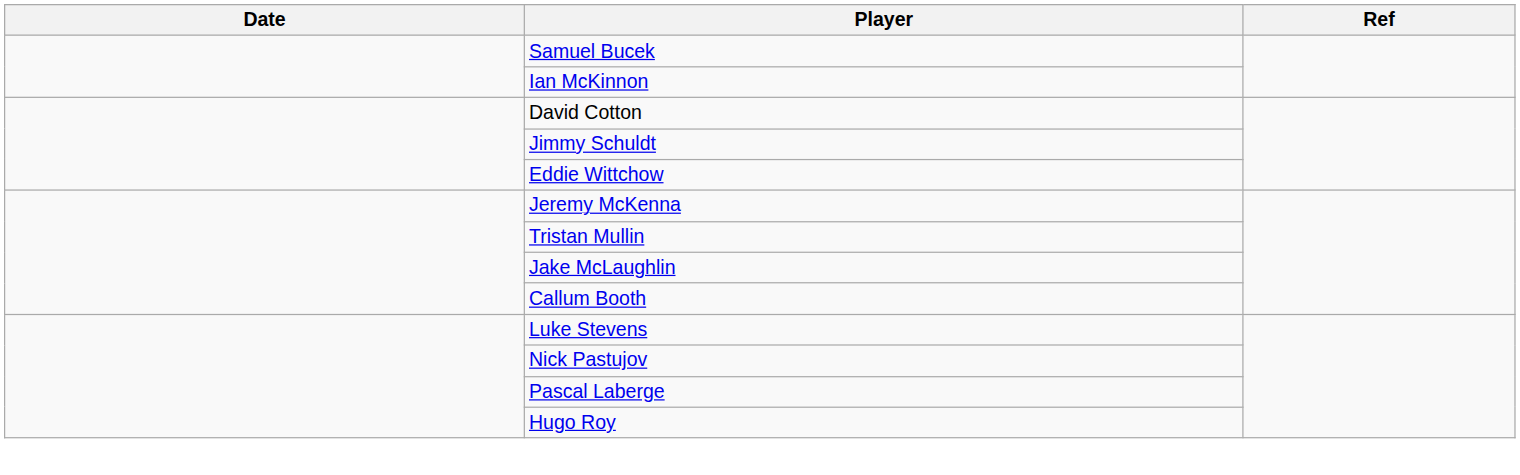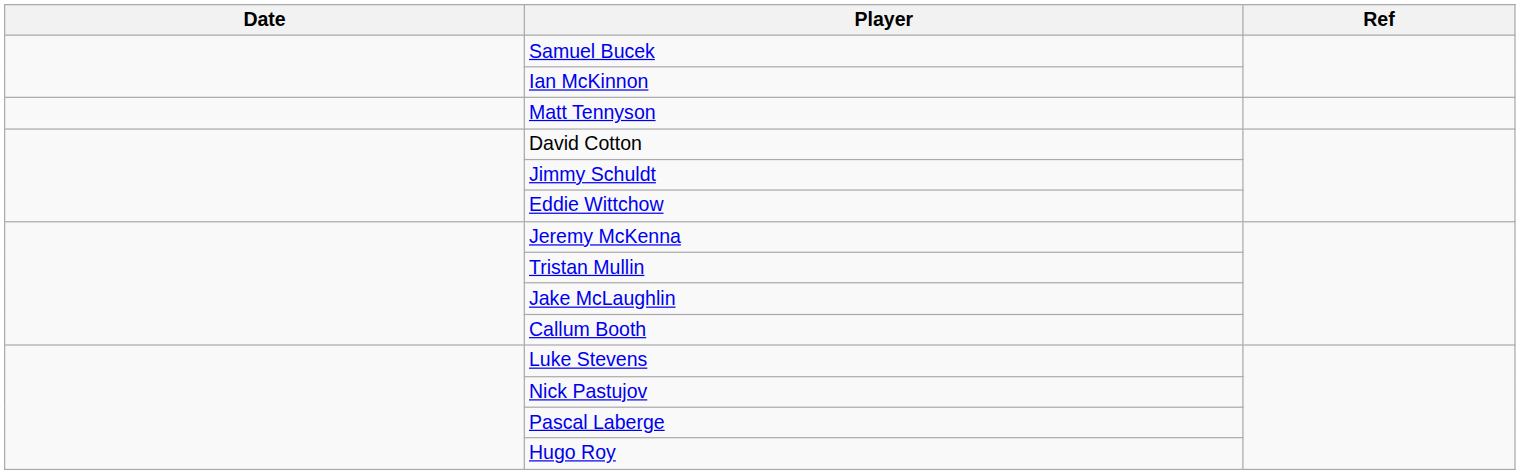+ row: (592, 112)
